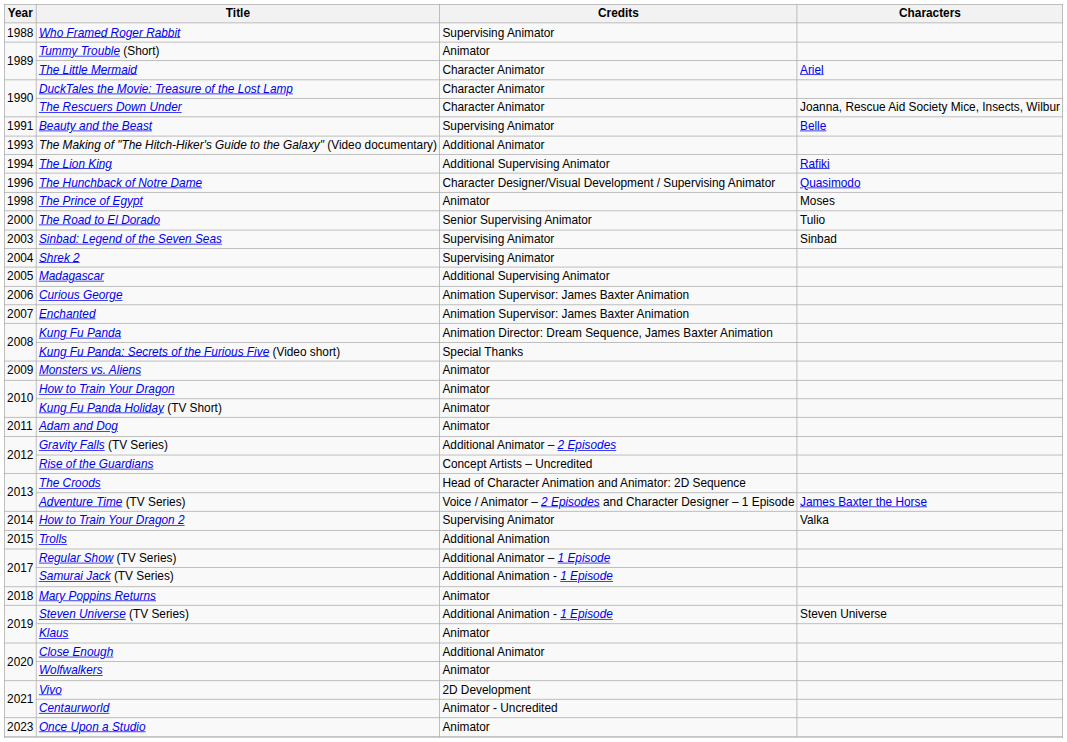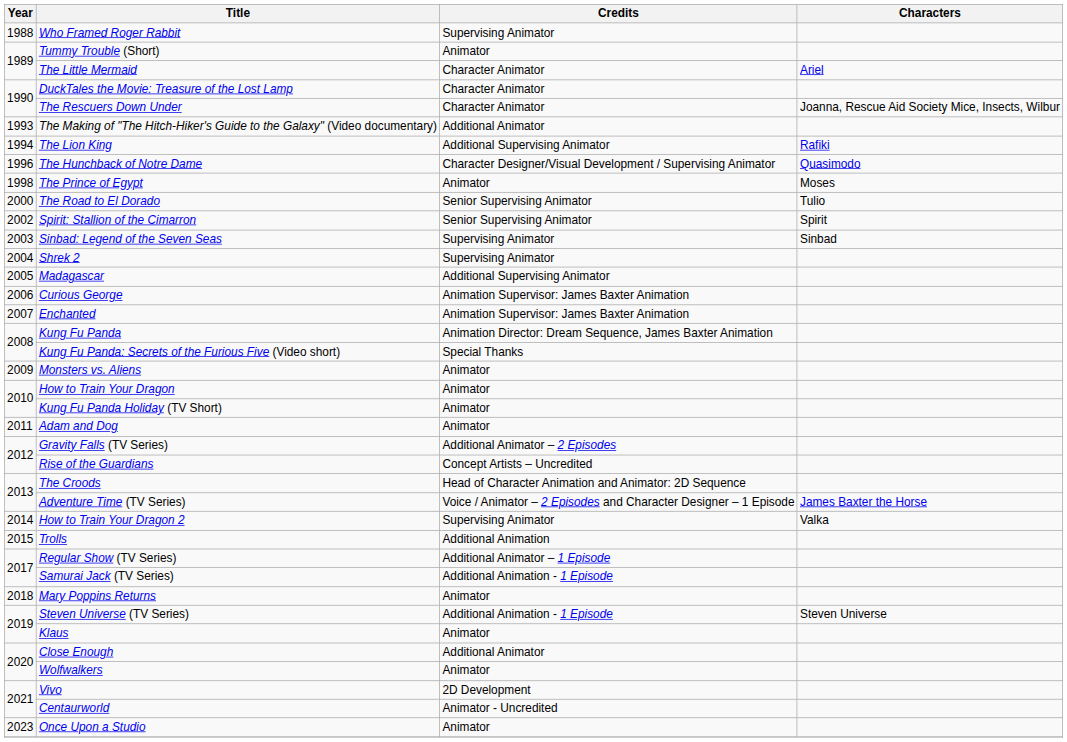- row: (96, 126)
+ row: (118, 220)
